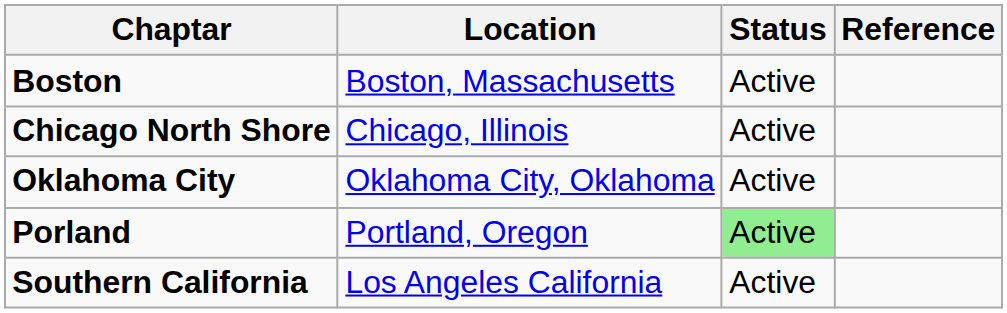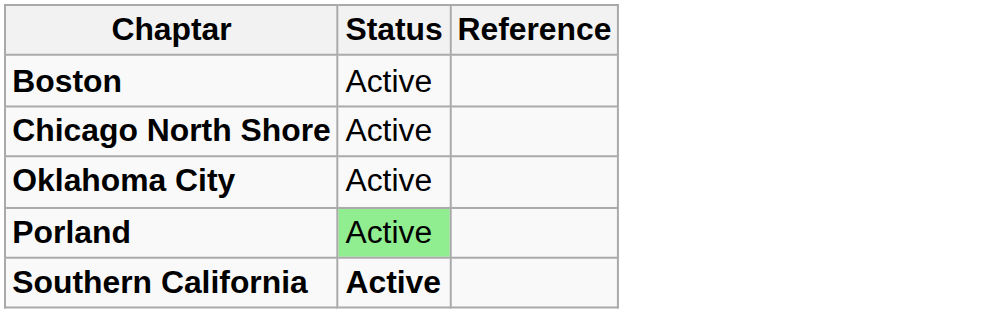- column: (530, 29)
(773, 282) normal -> (393, 282) bold
